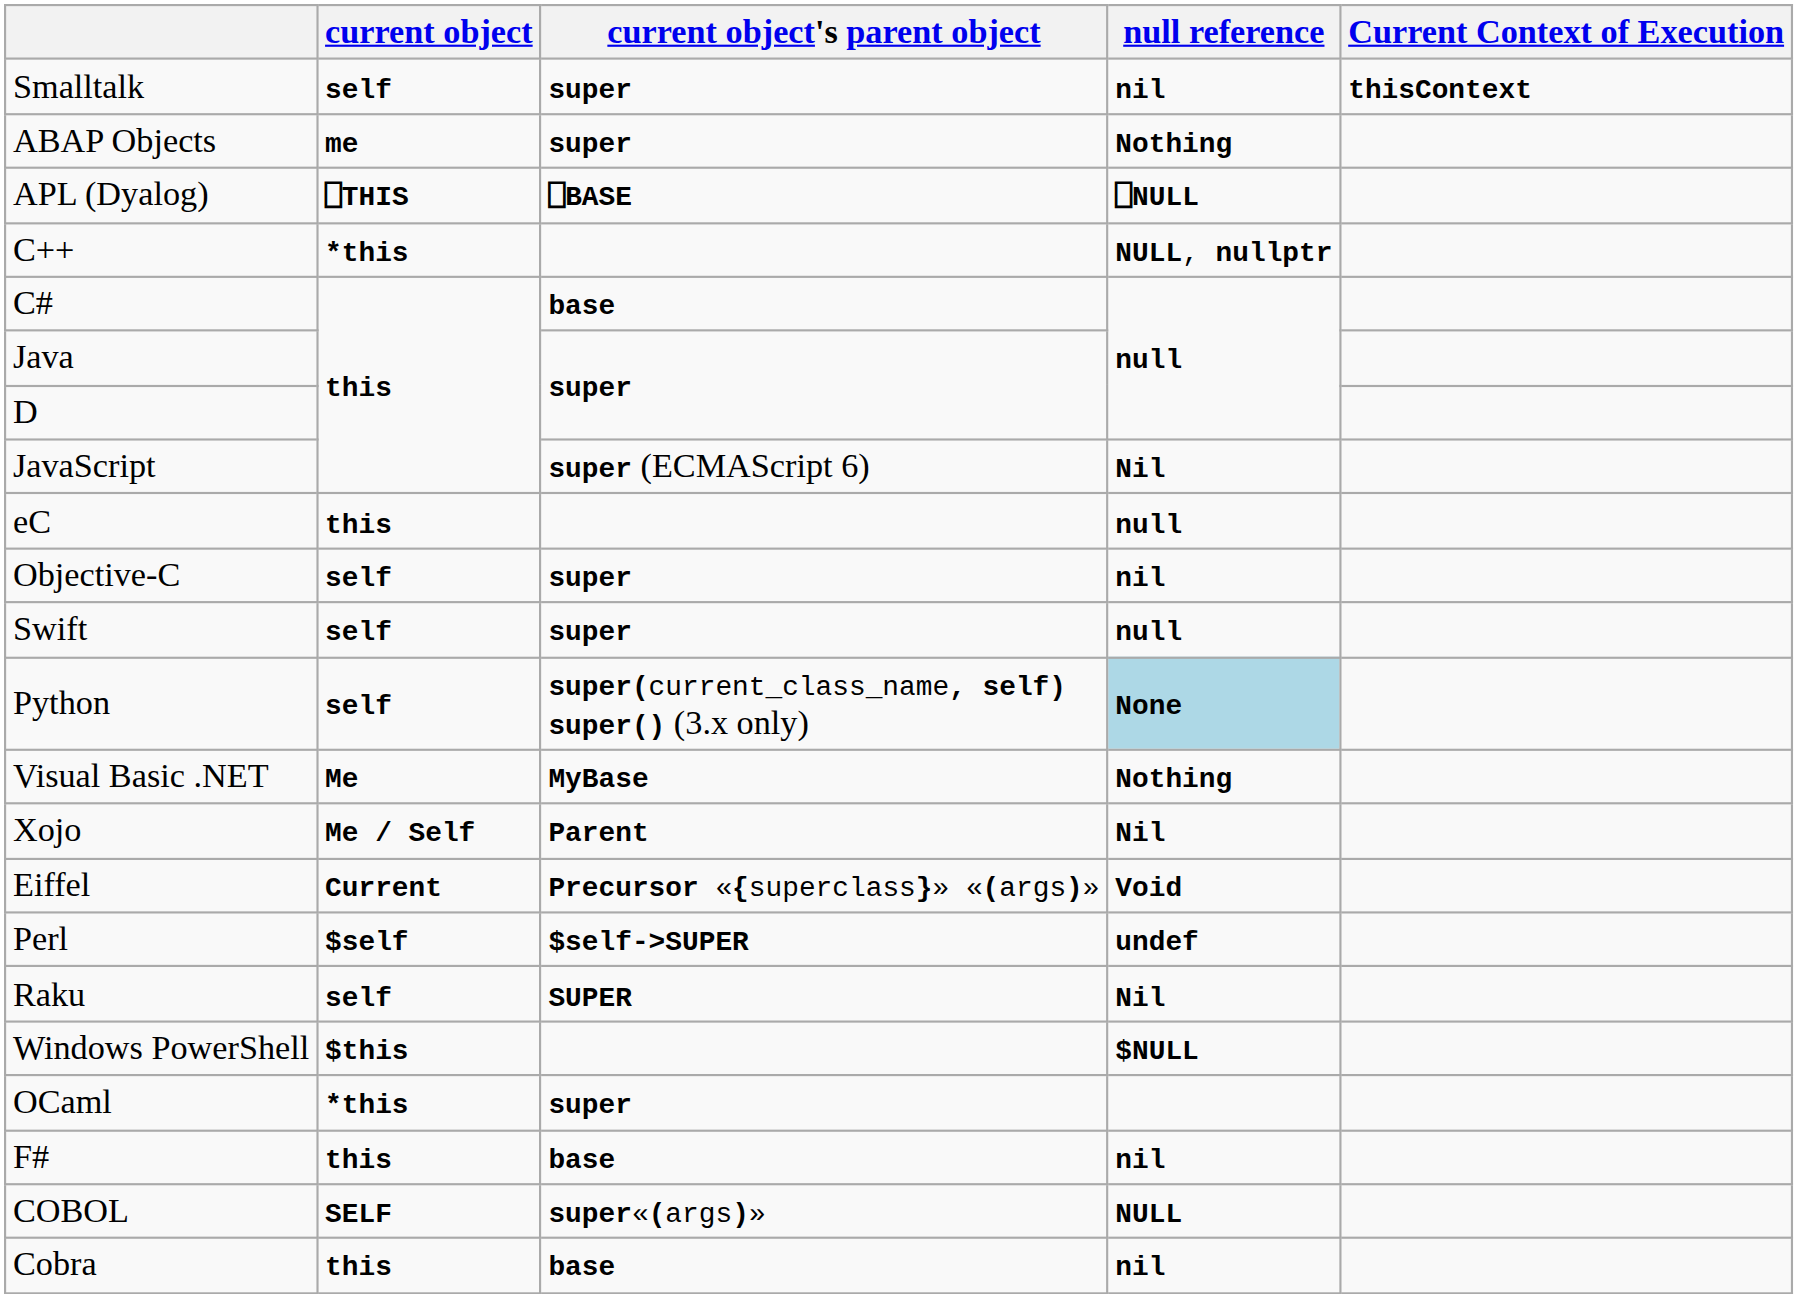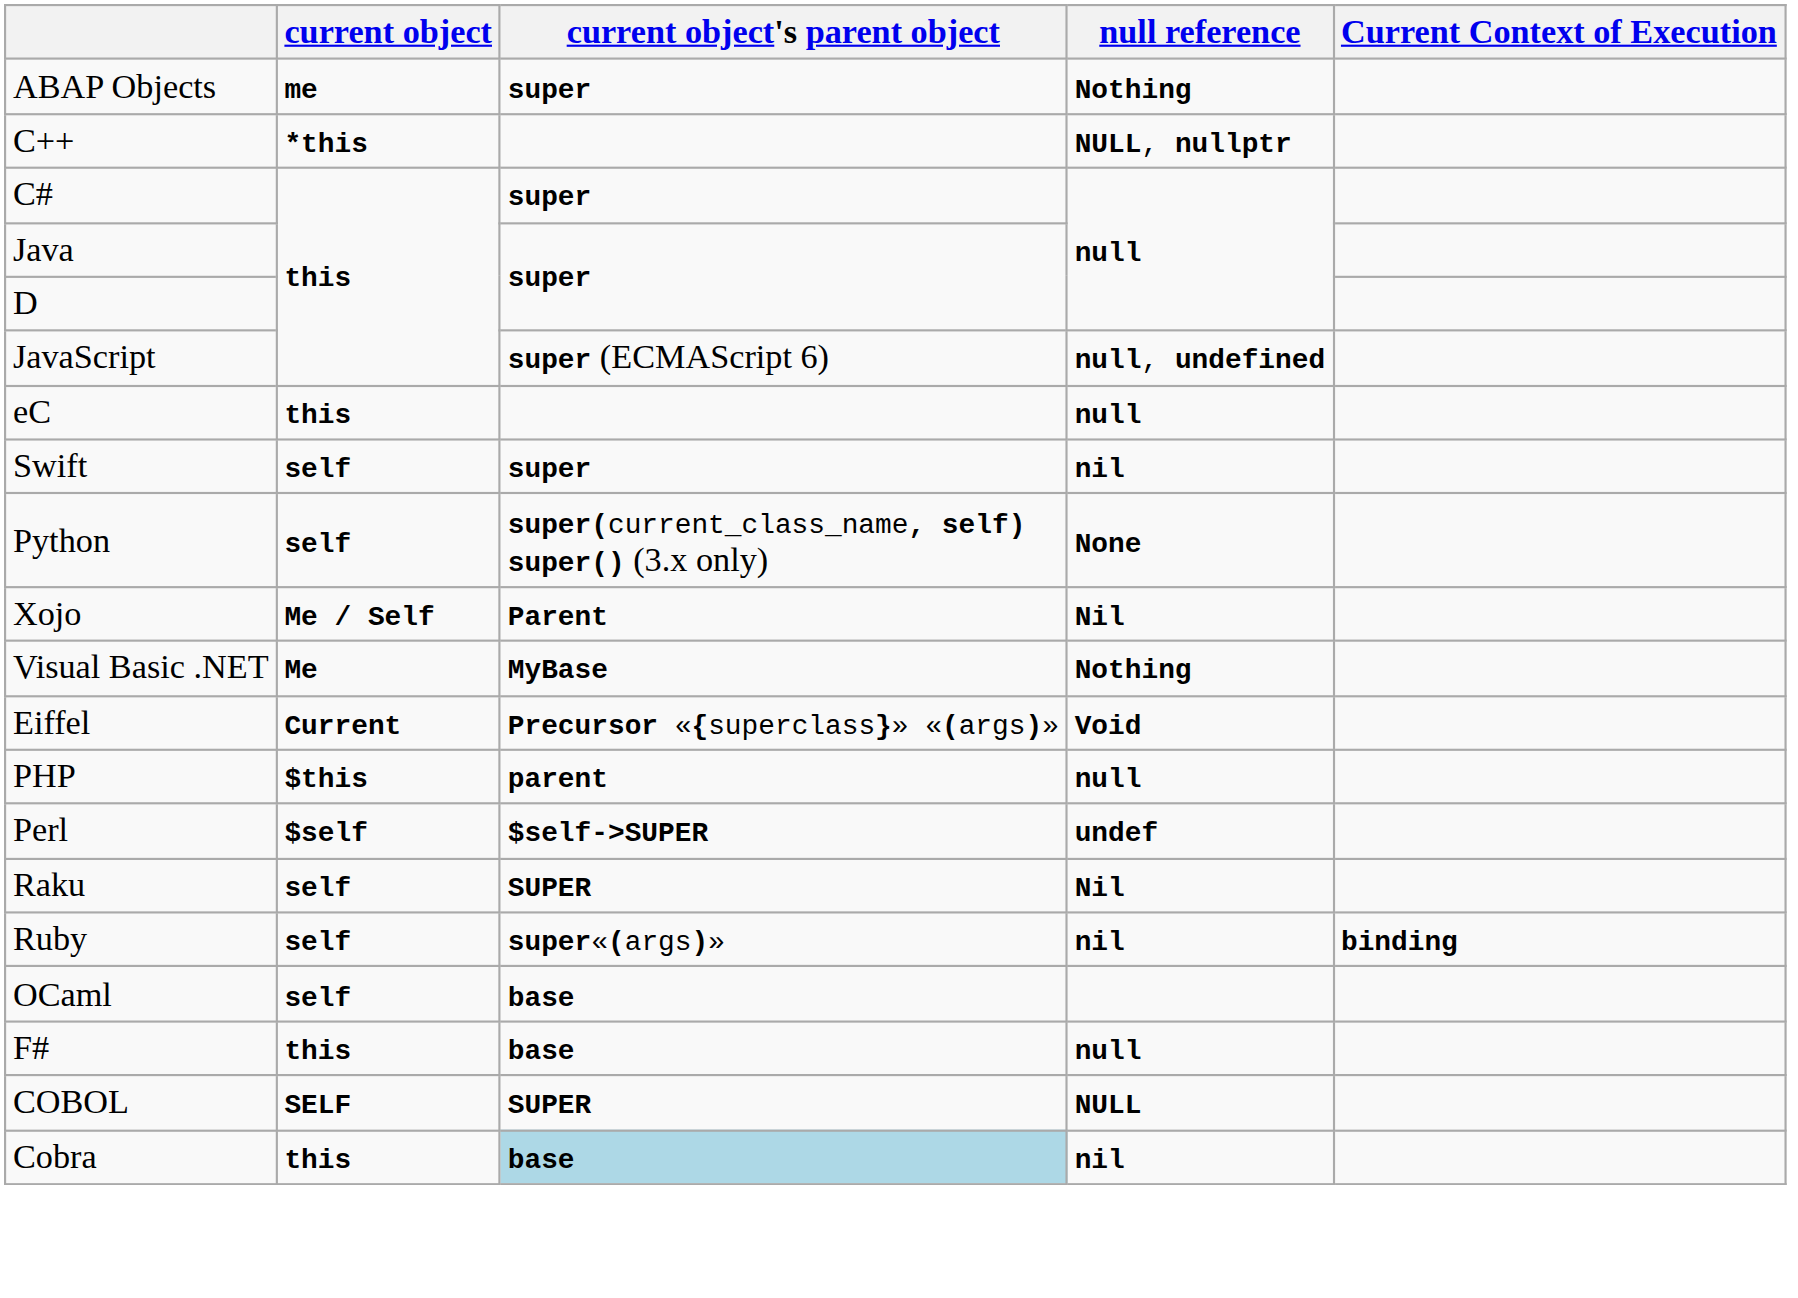- row: (79, 85)
- row: (111, 194)
(582, 307) base -> (550, 198) super
(1140, 470) Nil -> (1200, 361) null, undefined
- row: (97, 574)
(1149, 633) null -> (1100, 470) nil
(1149, 706) lightblue background -> (1108, 543) no background
rows swapped: (141, 776) <-> (47, 830)
+ row: (44, 776)
+ row: (50, 939)
- row: (161, 1047)
(367, 1106) *this -> (318, 997) self
(590, 1106) super -> (541, 997) base
(1140, 1160) nil -> (1108, 1051) null
(657, 1214) super«(args)» -> (550, 1106) SUPER
(582, 1269) no background -> (541, 1160) lightblue background
